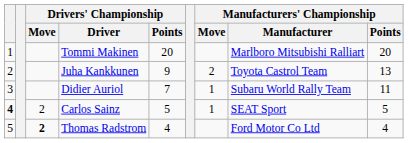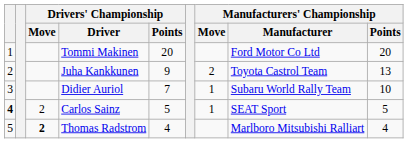(298, 51) Marlboro Mitsubishi Ralliart -> (275, 51) Ford Motor Co Ltd
(385, 89) 11 -> (385, 89) 10
(275, 128) Ford Motor Co Ltd -> (298, 128) Marlboro Mitsubishi Ralliart
